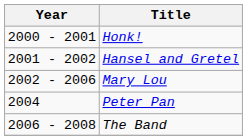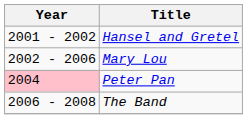- row: (123, 37)
(24, 103) no background -> (24, 81) pink background
